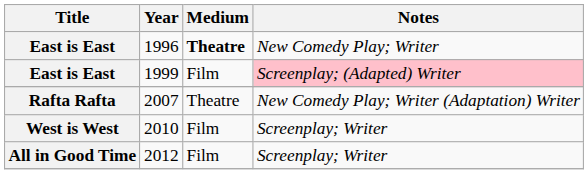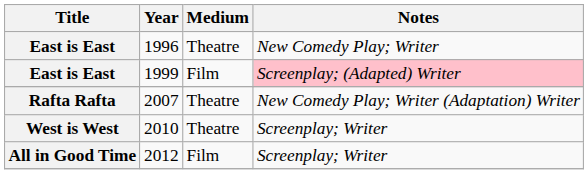(216, 45) bold -> (213, 45) normal
(203, 127) Film -> (213, 127) Theatre
